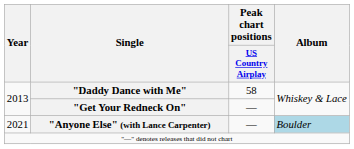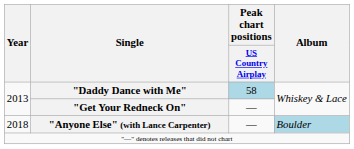(251, 90) no background -> (251, 90) lightblue background
(18, 124) 2021 -> (18, 124) 2018
